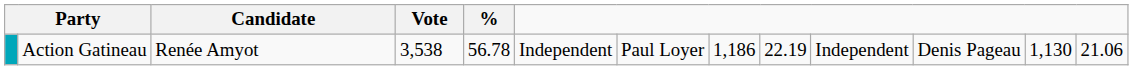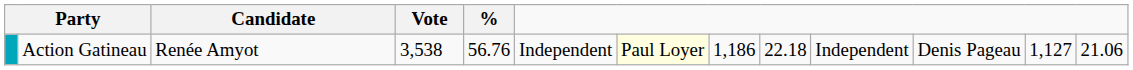(489, 49) 56.78 -> (489, 49) 56.76
(663, 49) no background -> (663, 49) lightyellow background
(785, 49) 22.19 -> (785, 49) 22.18
(1051, 49) 1,130 -> (1051, 49) 1,127
